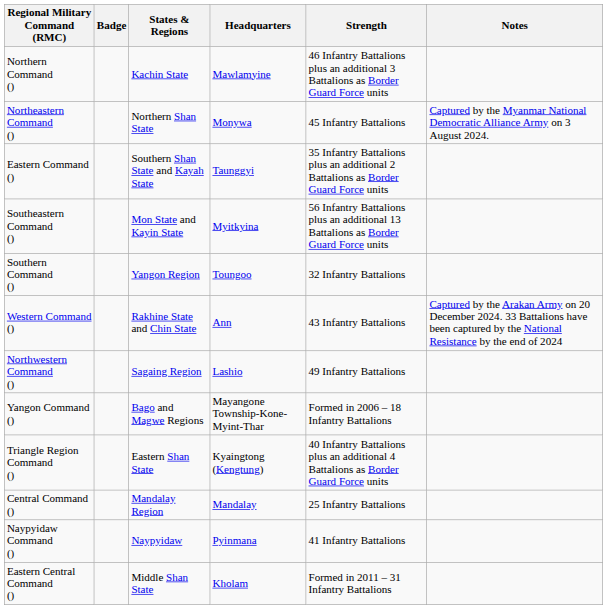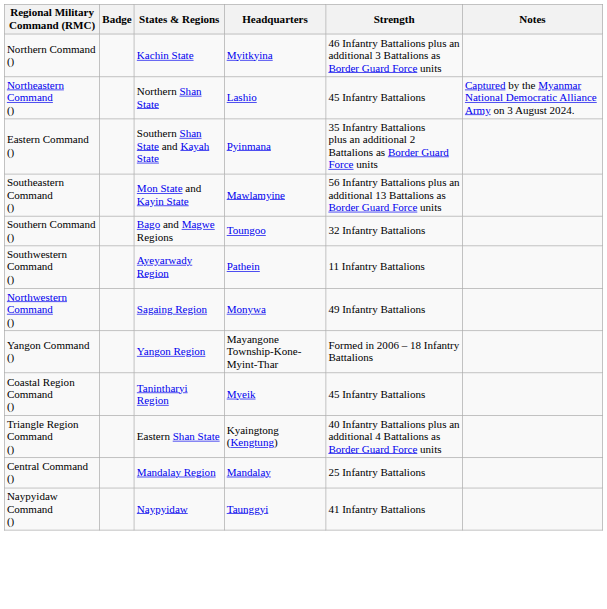(242, 74) Mawlamyine -> (250, 55) Myitkyina
(232, 122) Monywa -> (242, 97) Lashio
(233, 171) Taunggyi -> (249, 146) Pyinmana
(235, 226) Myitkyina -> (256, 195) Mawlamyine
(166, 274) Yangon Region -> (176, 231) Bago and Magwe Regions
- row: (49, 323)
+ row: (37, 267)
(227, 371) Lashio -> (246, 309) Monywa
(167, 414) Bago and Magwe Regions -> (171, 352) Yangon Region
+ row: (41, 394)
(235, 541) Pyinmana -> (247, 509) Taunggyi
- row: (41, 583)
